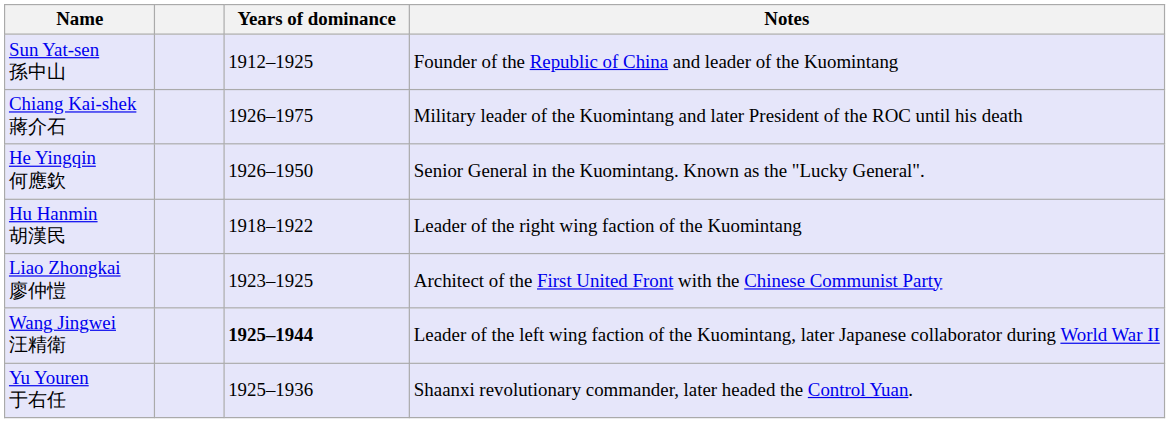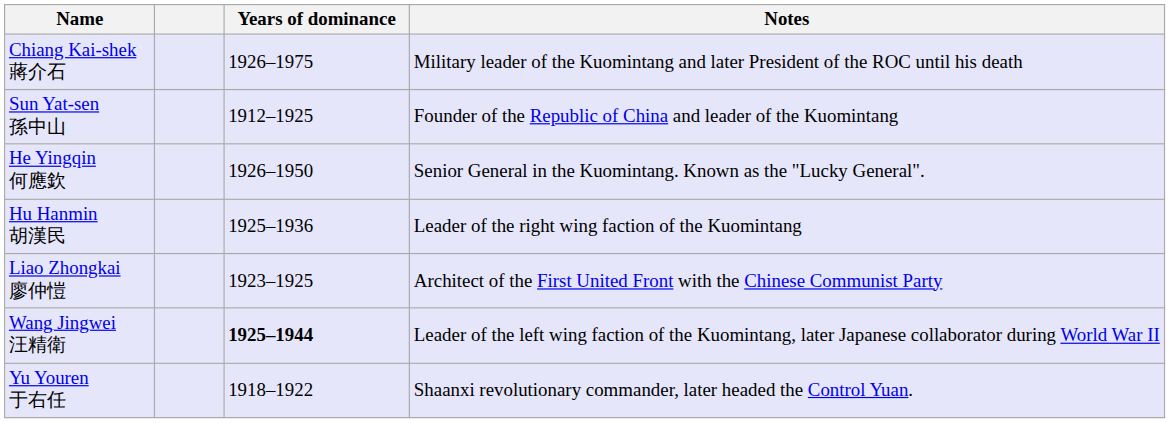rows swapped: (54, 60) <-> (73, 115)
(271, 225) 1918–1922 -> (271, 225) 1925–1936
(271, 390) 1925–1936 -> (271, 390) 1918–1922
